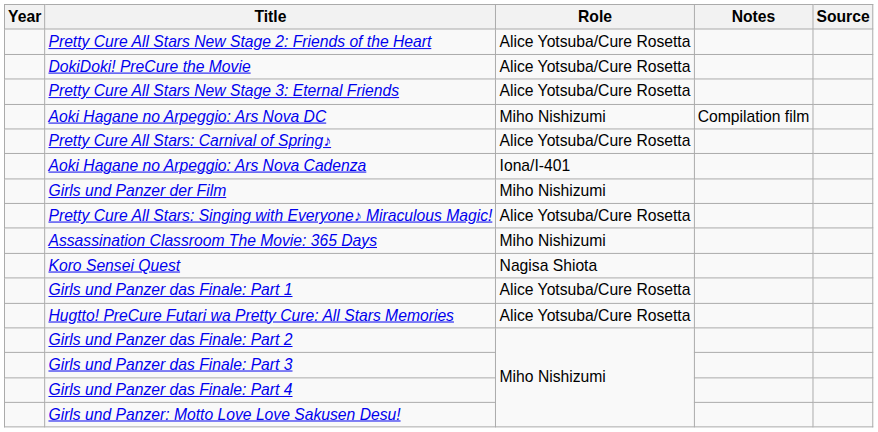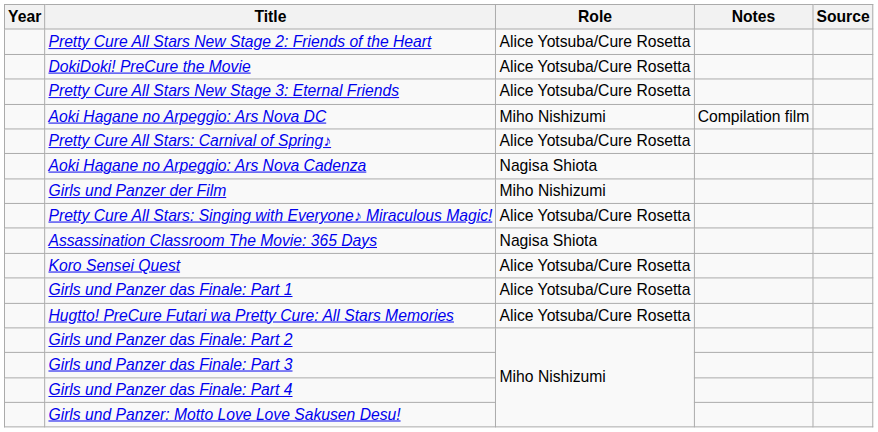(535, 166) Iona/I-401 -> (548, 166) Nagisa Shiota
(553, 240) Miho Nishizumi -> (548, 240) Nagisa Shiota
(548, 265) Nagisa Shiota -> (595, 265) Alice Yotsuba/Cure Rosetta
